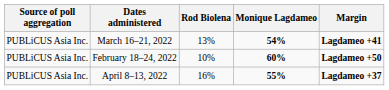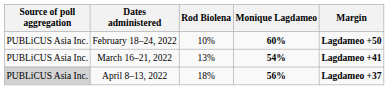rows swapped: (135, 58) <-> (135, 41)
(47, 76) no background -> (47, 76) lightgrey background
(206, 76) 16% -> (206, 76) 18%
(276, 76) 55% -> (276, 76) 56%
